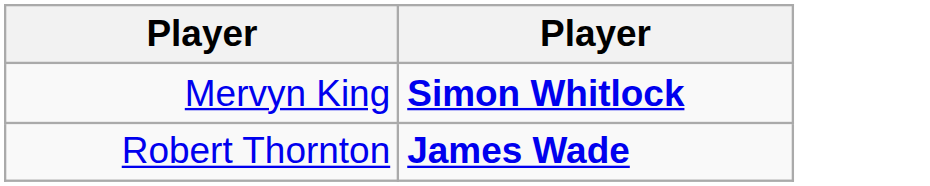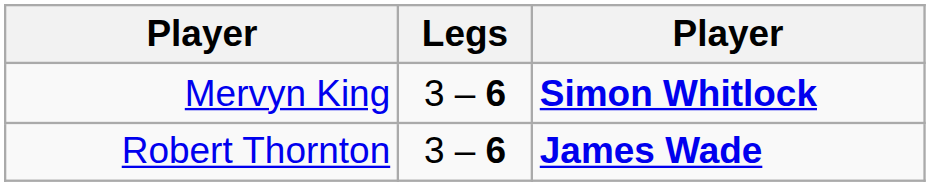+ column: (465, 33)
